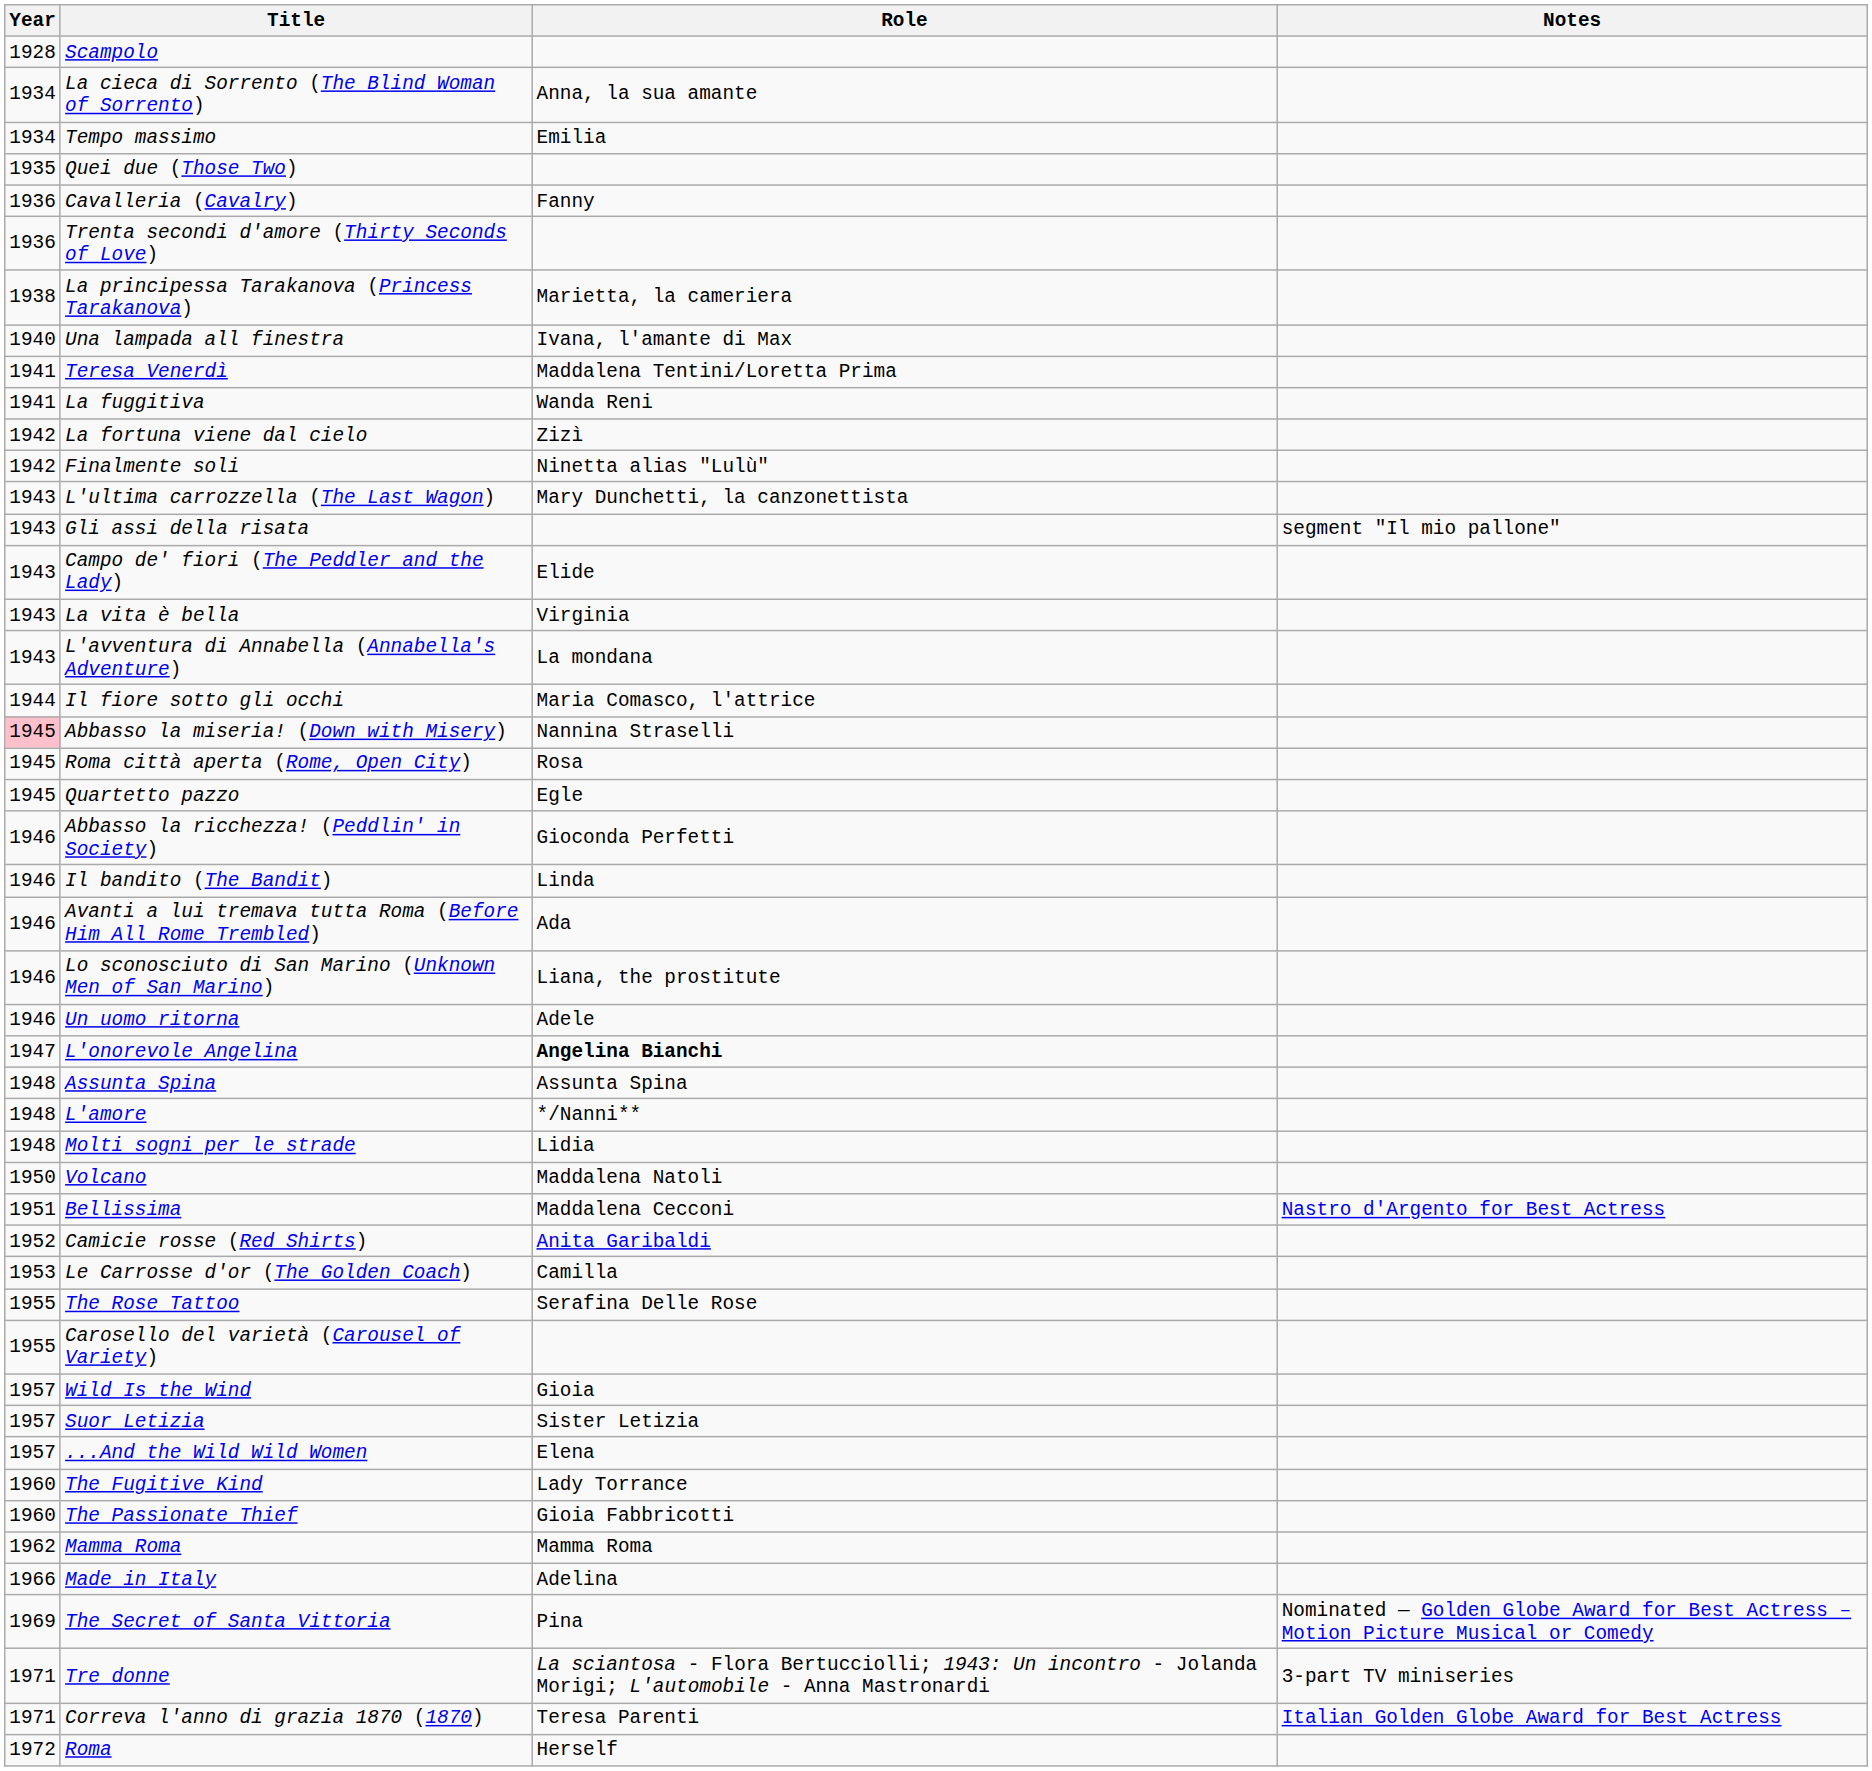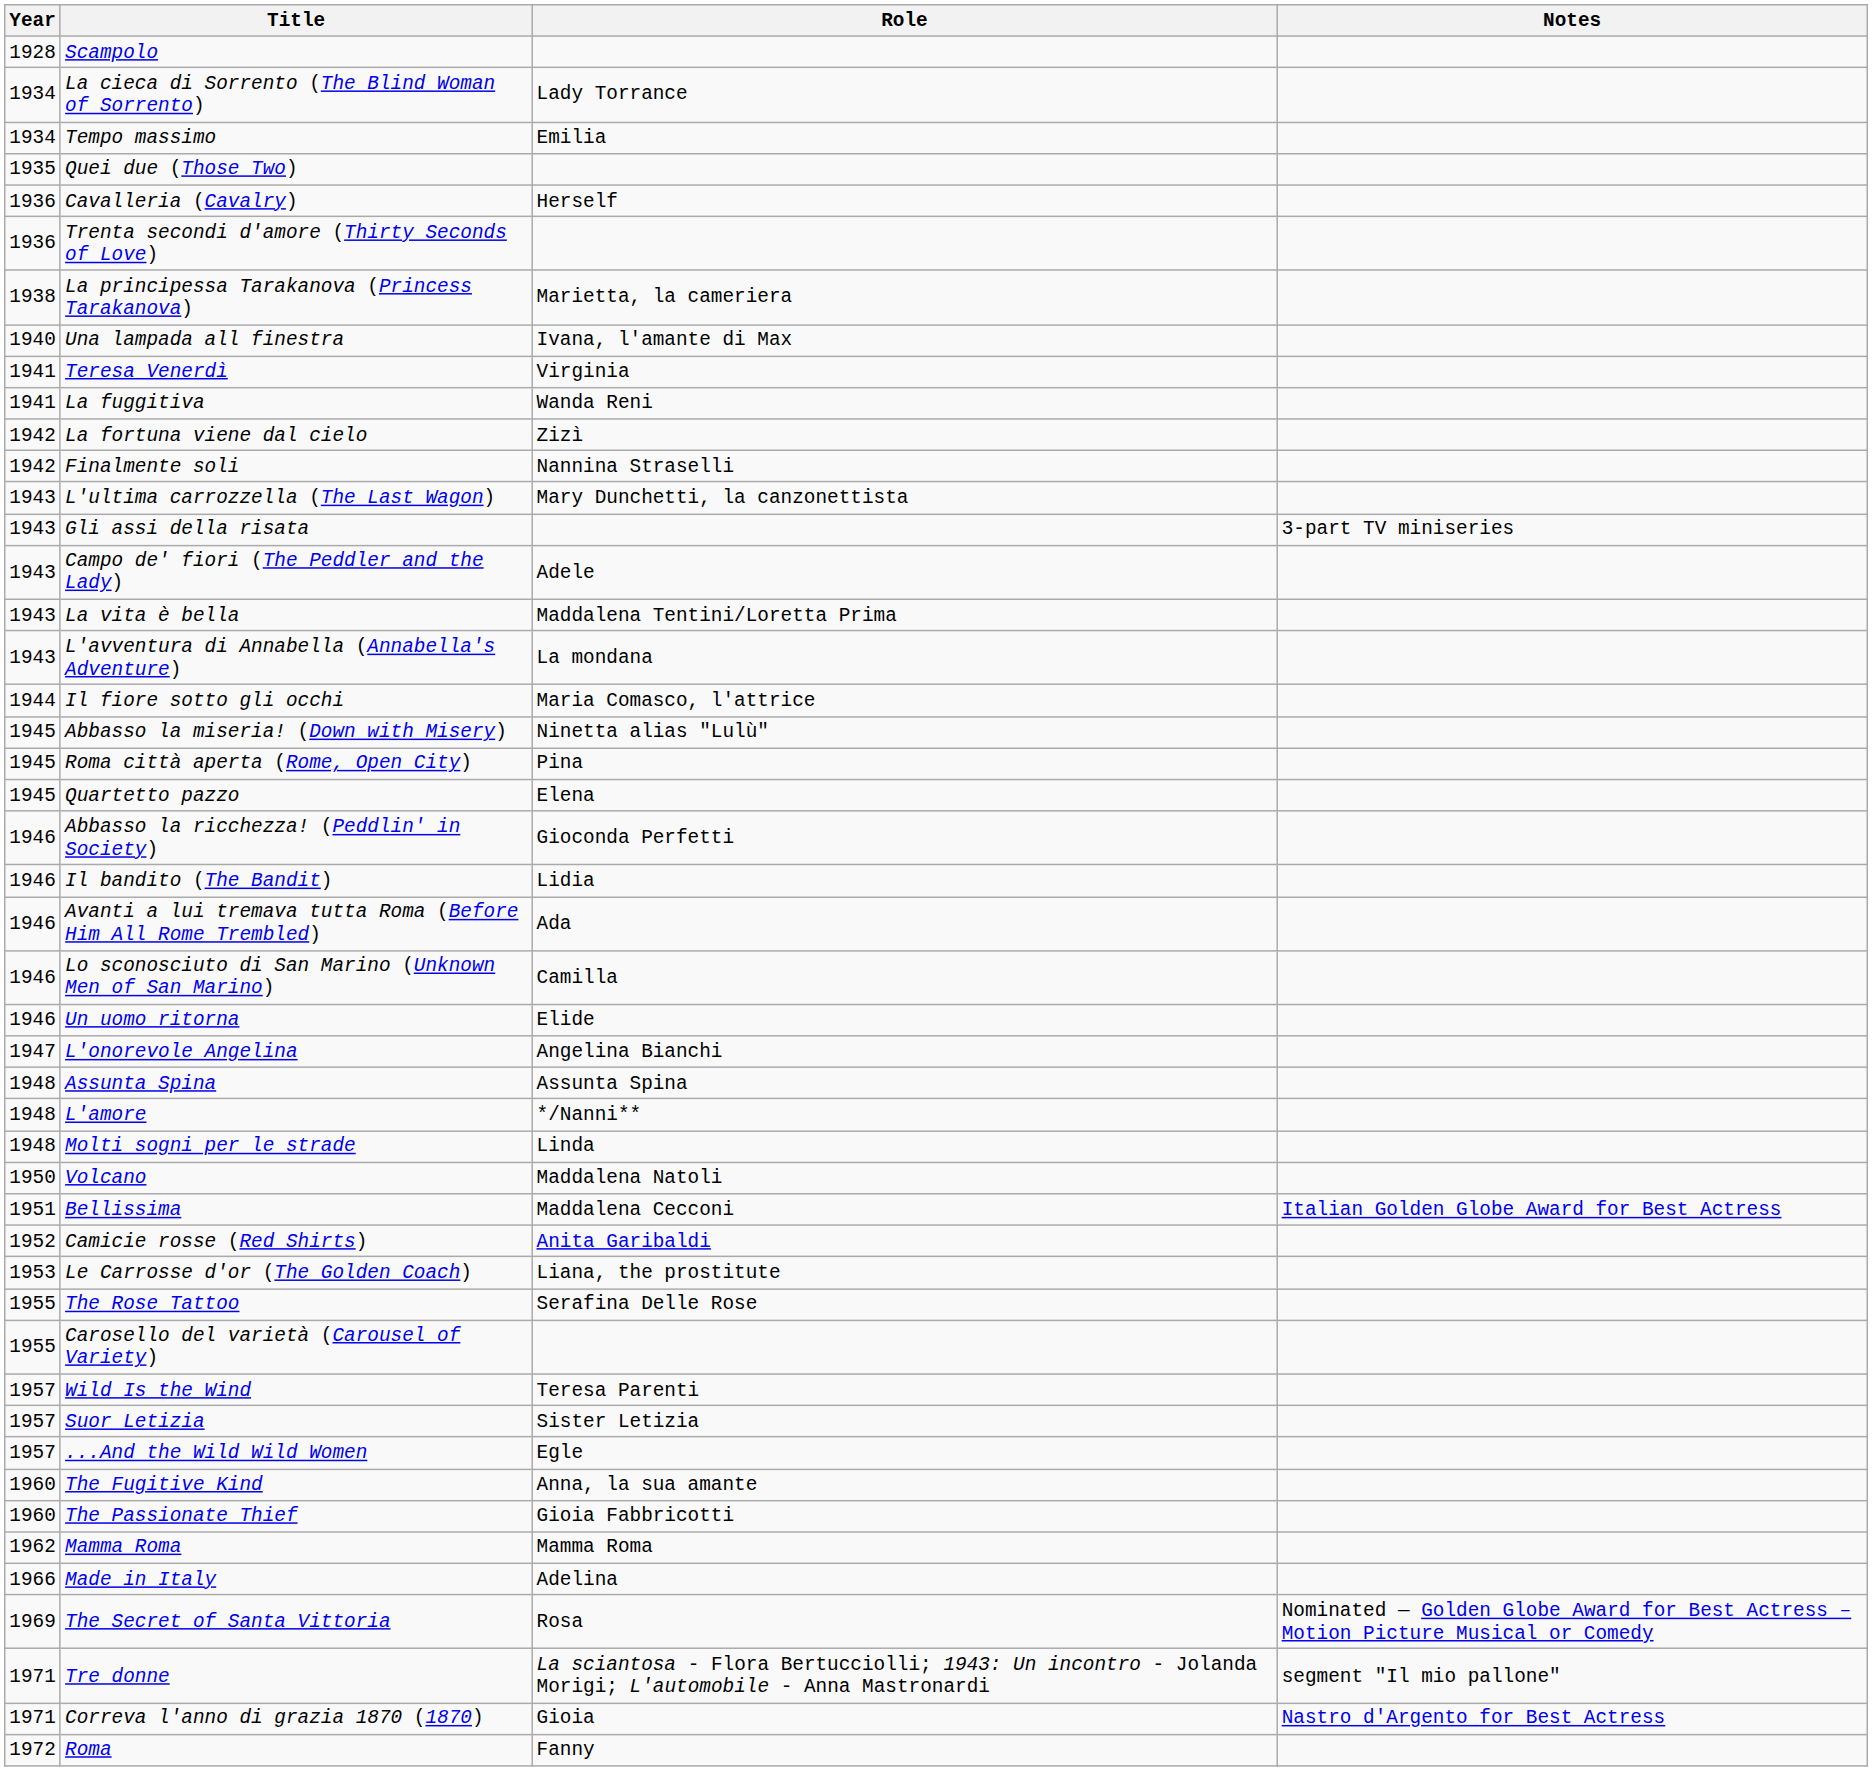(647, 95) Anna, la sua amante -> (612, 95) Lady Torrance
(566, 201) Fanny -> (577, 201) Herself
(717, 372) Maddalena Tentini/Loretta Prima -> (583, 372) Virginia
(653, 466) Ninetta alias "Lulù" -> (635, 466) Nannina Straselli
(1421, 530) segment "Il mio pallone" -> (1398, 530) 3-part TV miniseries
(566, 572) Elide -> (566, 572) Adele
(583, 615) Virginia -> (717, 615) Maddalena Tentini/Loretta Prima
(33, 732) pink background -> (33, 732) no background
(635, 732) Nannina Straselli -> (653, 732) Ninetta alias "Lulù"
(560, 764) Rosa -> (560, 764) Pina
(560, 795) Egle -> (566, 795) Elena
(566, 881) Linda -> (566, 881) Lidia
(659, 977) Liana, the prostitute -> (577, 977) Camilla
(566, 1020) Adele -> (566, 1020) Elide
(630, 1052) bold -> (630, 1052) normal
(566, 1146) Lidia -> (566, 1146) Linda
(1473, 1210) Nastro d'Argento for Best Actress -> (1532, 1210) Italian Golden Globe Award for Best Actress
(577, 1273) Camilla -> (659, 1273) Liana, the prostitute
(566, 1390) Gioia -> (618, 1390) Teresa Parenti
(566, 1453) Elena -> (560, 1453) Egle
(612, 1484) Lady Torrance -> (647, 1484) Anna, la sua amante
(560, 1622) Pina -> (560, 1622) Rosa
(1398, 1676) 3-part TV miniseries -> (1421, 1676) segment "Il mio pallone"
(618, 1719) Teresa Parenti -> (566, 1719) Gioia
(1532, 1719) Italian Golden Globe Award for Best Actress -> (1473, 1719) Nastro d'Argento for Best Actress
(577, 1750) Herself -> (566, 1750) Fanny
